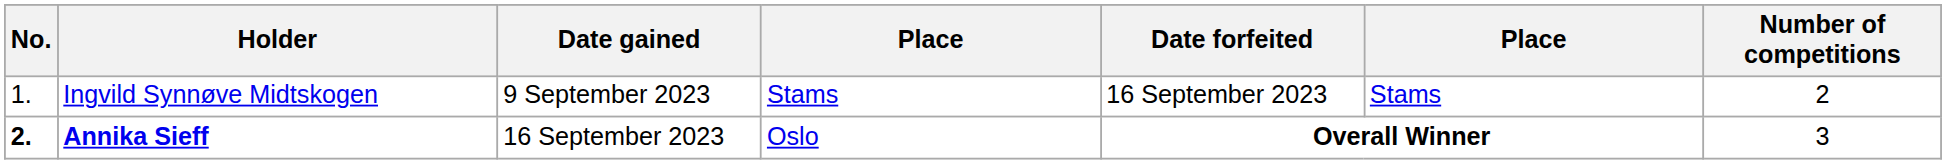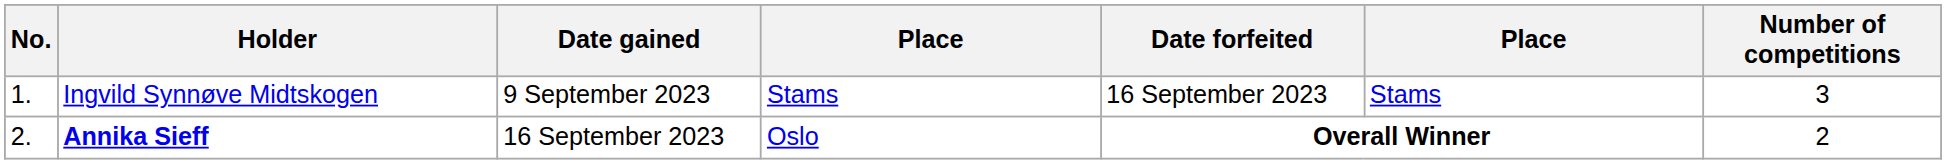(1822, 95) 2 -> (1822, 95) 3
(21, 136) bold -> (21, 136) normal
(1822, 136) 3 -> (1822, 136) 2
